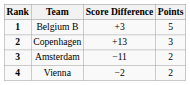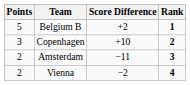columns swapped: (18, 12) <-> (171, 12)
(120, 27) +3 -> (123, 27) +2
(120, 42) +13 -> (123, 42) +10
